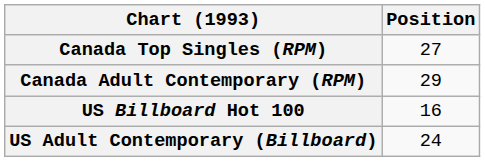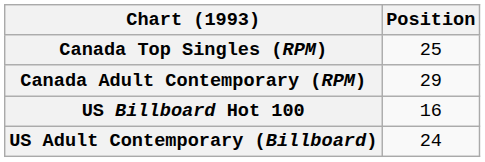(431, 50) 27 -> (431, 50) 25
